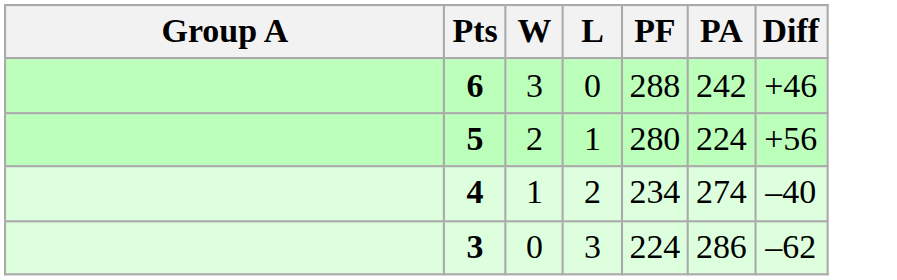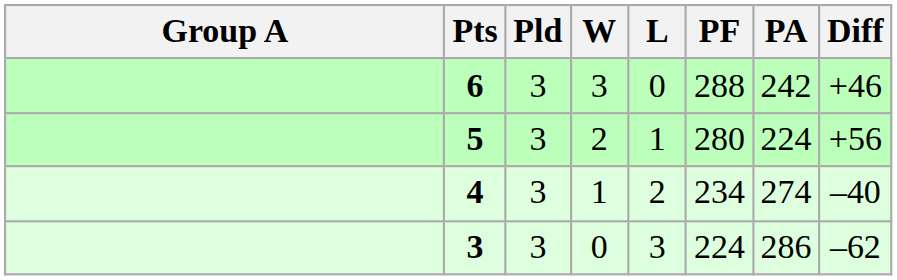+ column: (538, 31)
